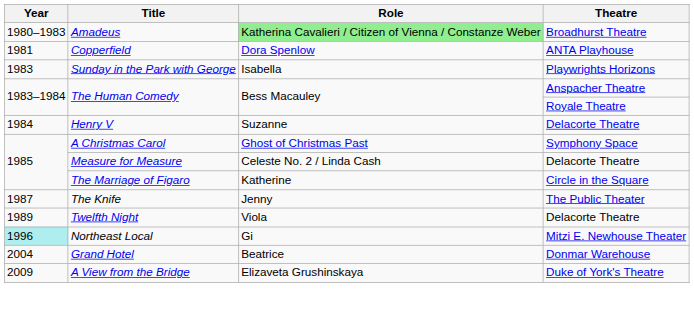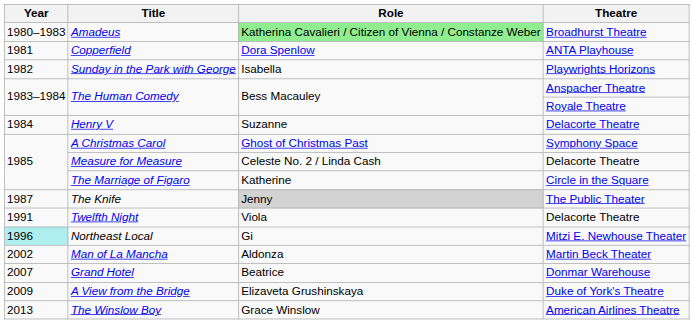(20, 69) 1983 -> (20, 69) 1982
(257, 198) no background -> (257, 198) lightgrey background
(20, 217) 1989 -> (20, 217) 1991
+ row: (119, 254)
(20, 254) 2004 -> (20, 273) 2007
+ row: (116, 310)
